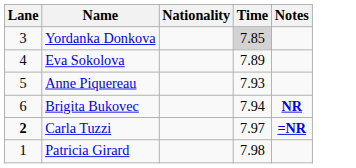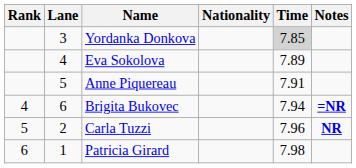+ column: (24, 15)
(252, 83) 7.93 -> (292, 83) 7.91
(292, 106) NR -> (332, 106) =NR
(23, 128) bold -> (63, 128) normal
(252, 128) 7.97 -> (292, 128) 7.96
(292, 128) =NR -> (332, 128) NR
